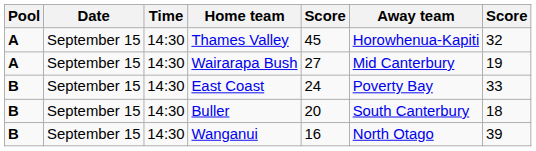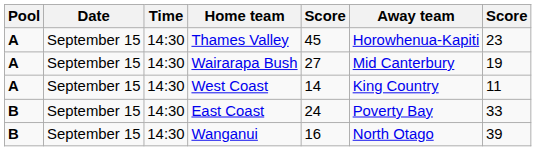(494, 39) 32 -> (494, 39) 23
+ row: (230, 87)
- row: (210, 110)
